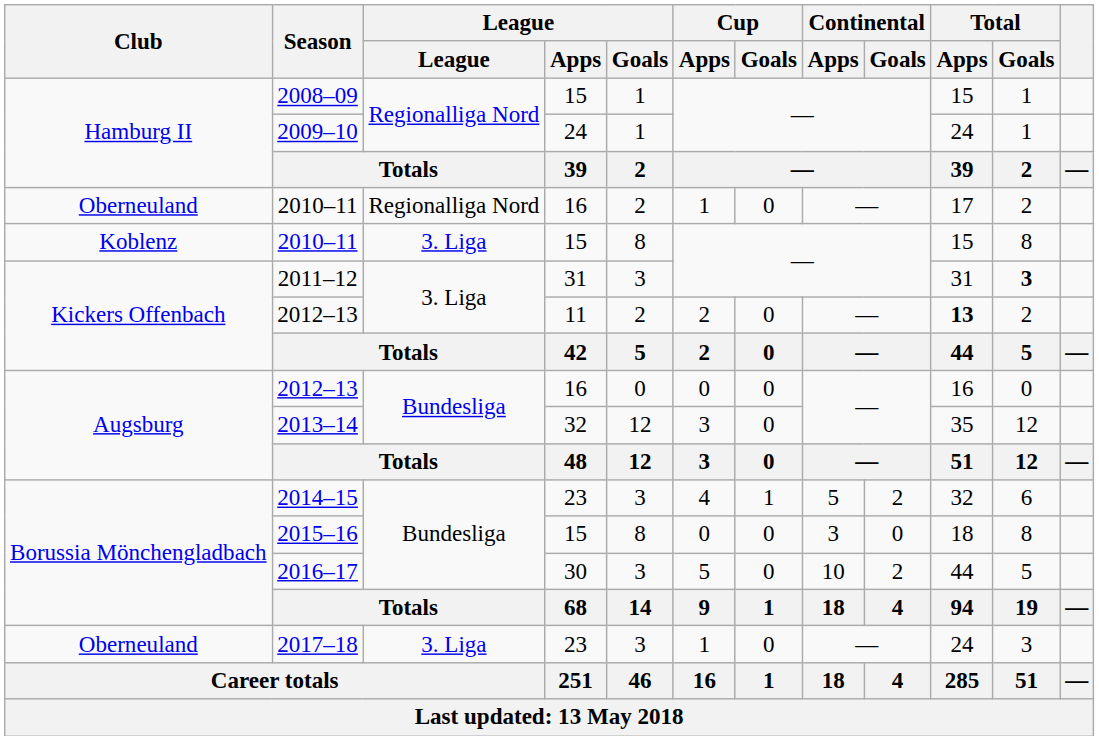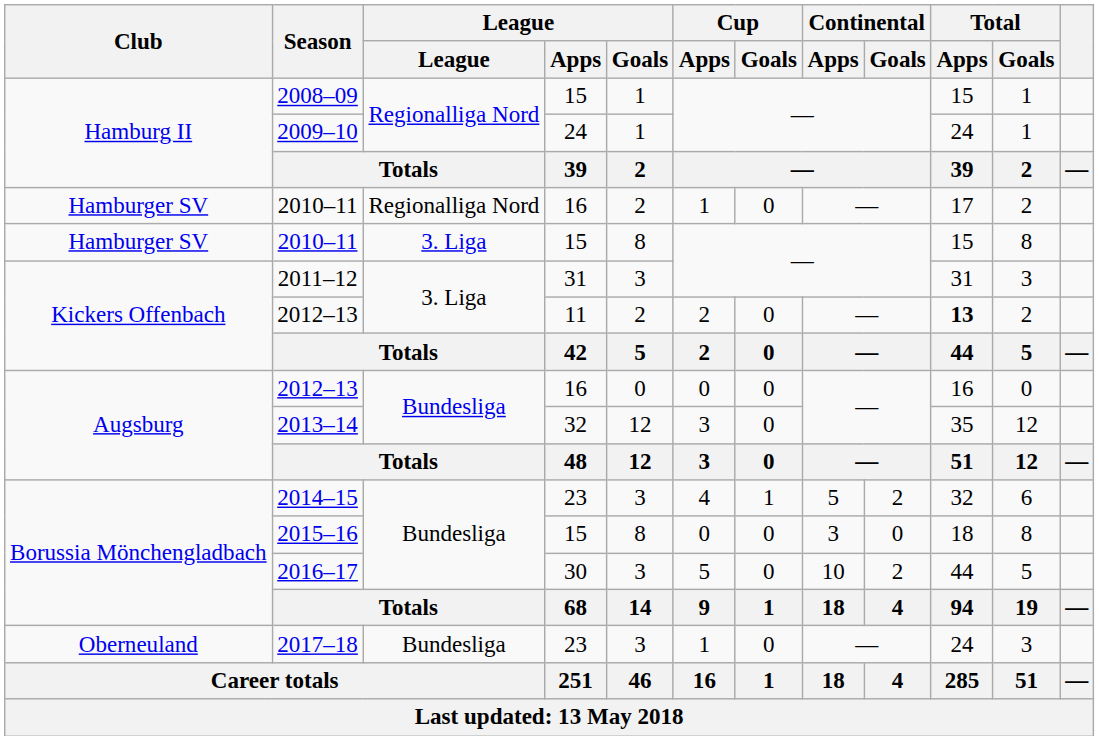(138, 205) Oberneuland -> (138, 205) Hamburger SV
(138, 242) Koblenz -> (138, 242) Hamburger SV
(1026, 278) bold -> (1026, 278) normal
(454, 643) 3. Liga -> (454, 643) Bundesliga
